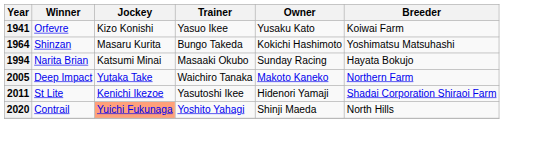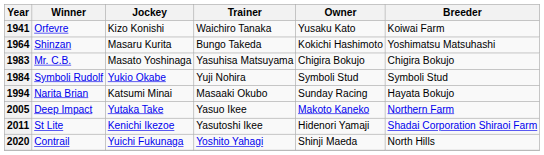(203, 28) Yasuo Ikee -> (234, 28) Waichiro Tanaka
+ row: (18, 61)
+ row: (18, 77)
(215, 77) Waichiro Tanaka -> (221, 110) Yasuo Ikee
(135, 110) lightsalmon background -> (146, 142) no background
